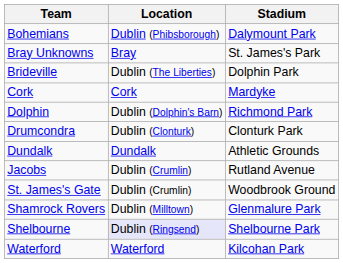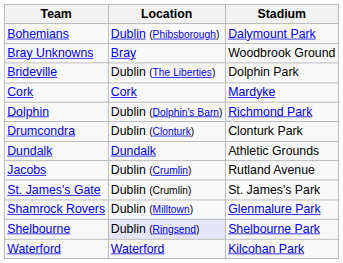(274, 53) St. James's Park -> (282, 53) Woodbrook Ground
(282, 190) Woodbrook Ground -> (274, 190) St. James's Park
